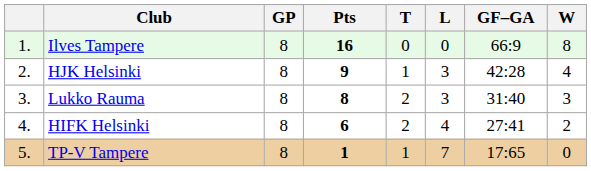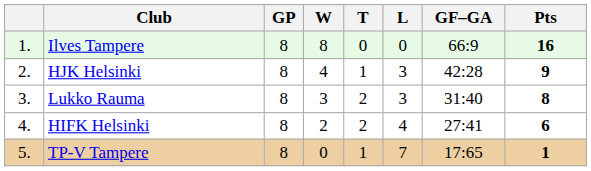columns swapped: (567, 17) <-> (345, 17)
